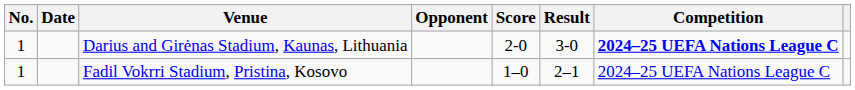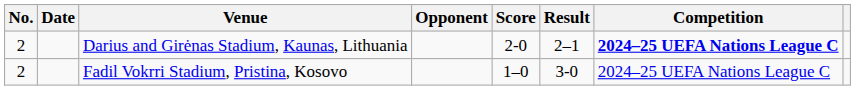(21, 44) 1 -> (21, 44) 2
(567, 44) 3-0 -> (567, 44) 2–1
(21, 71) 1 -> (21, 71) 2
(567, 71) 2–1 -> (567, 71) 3-0
